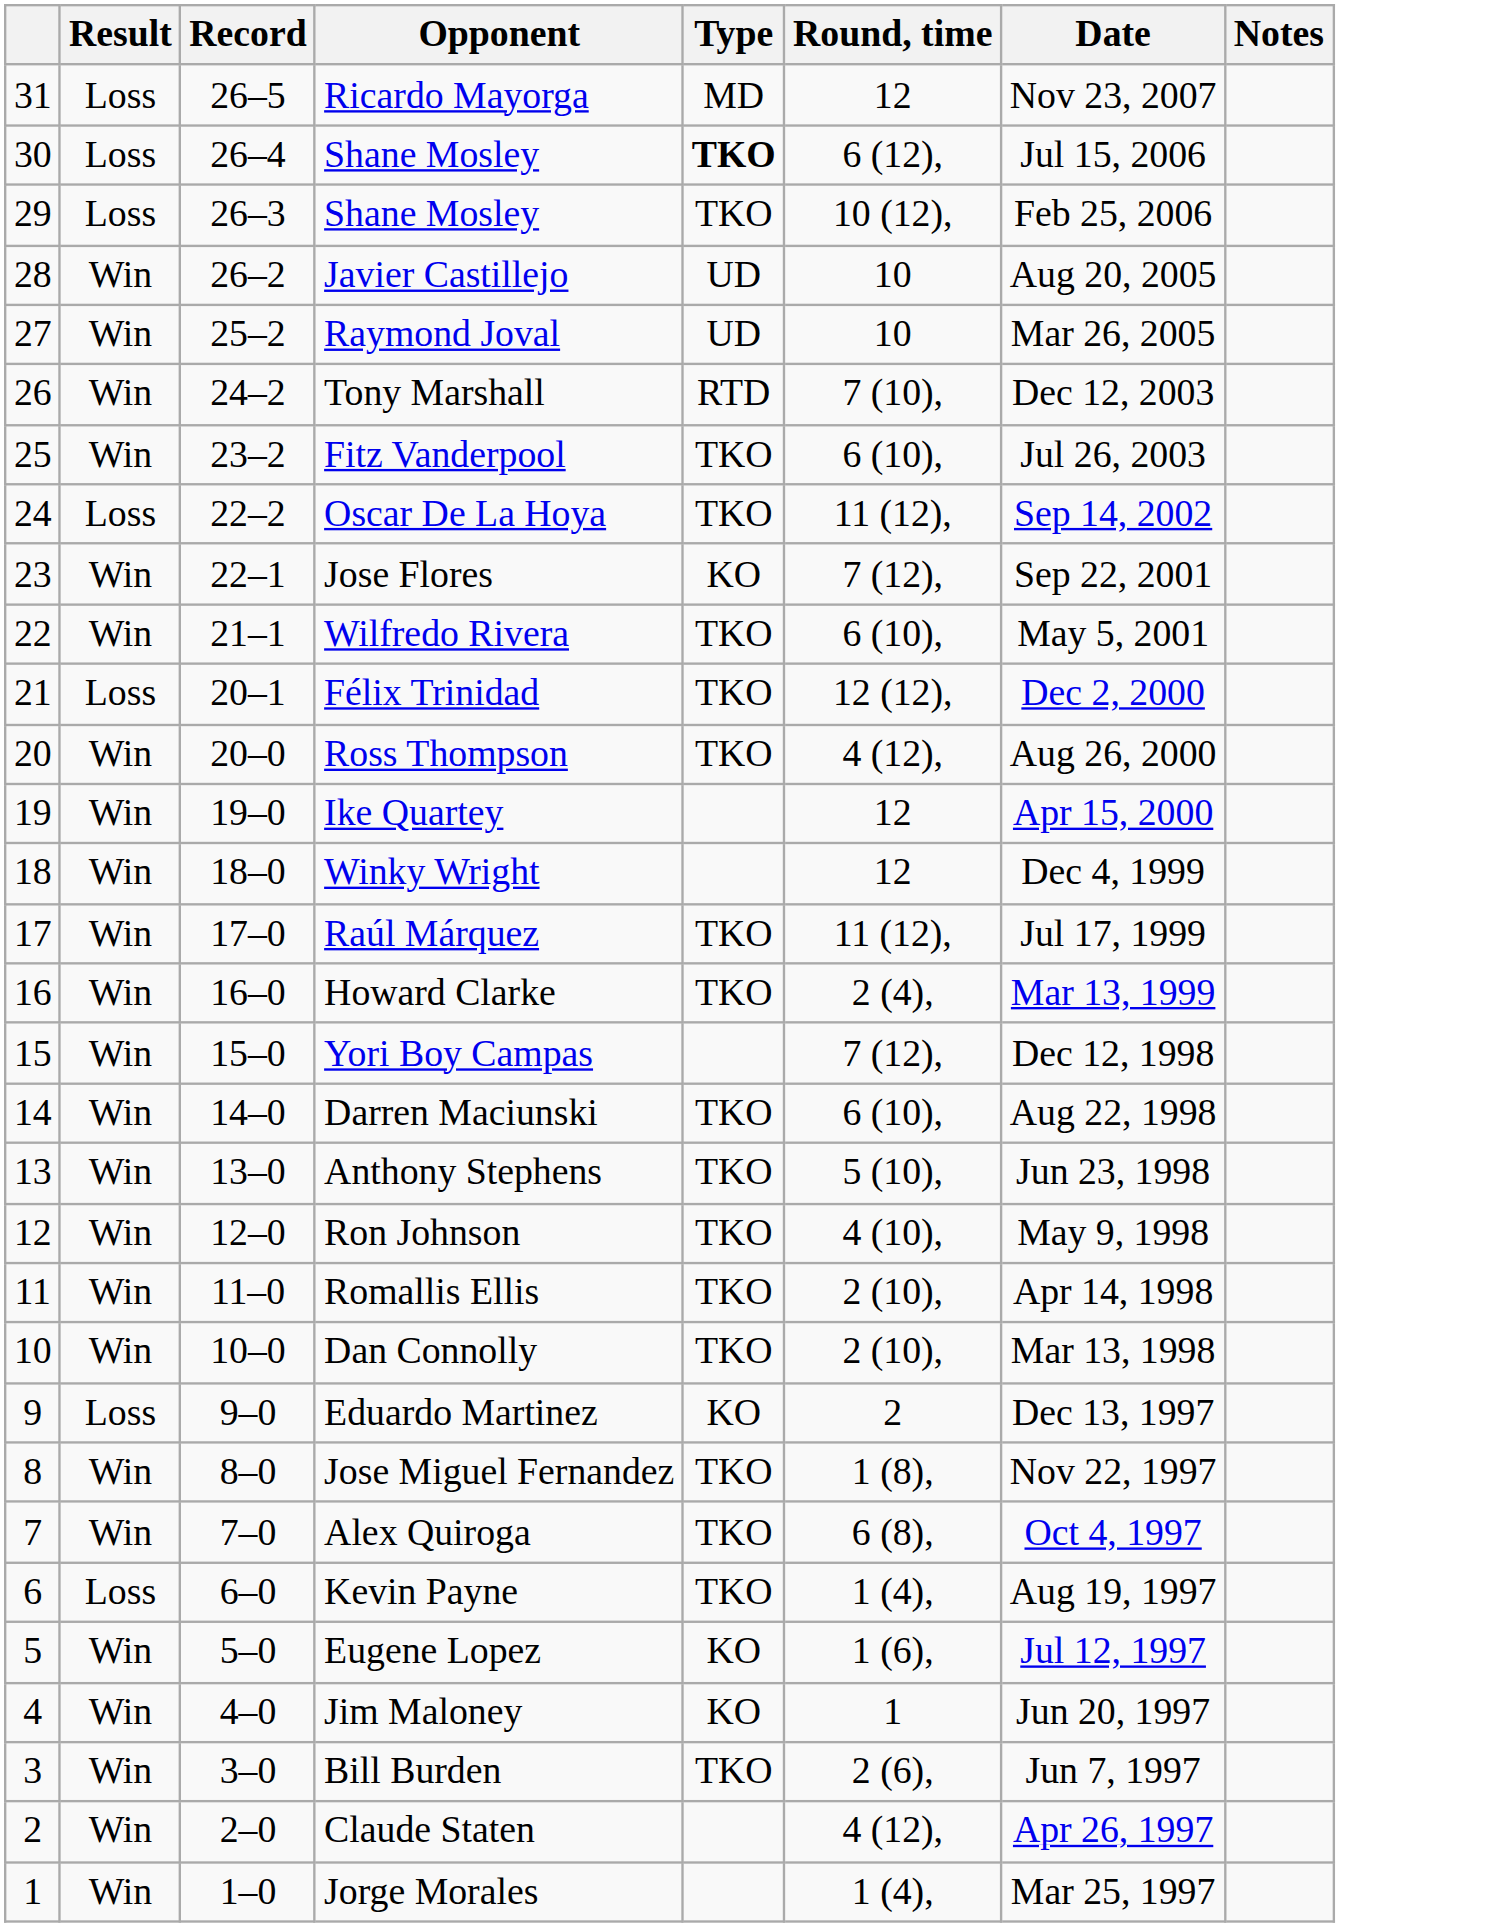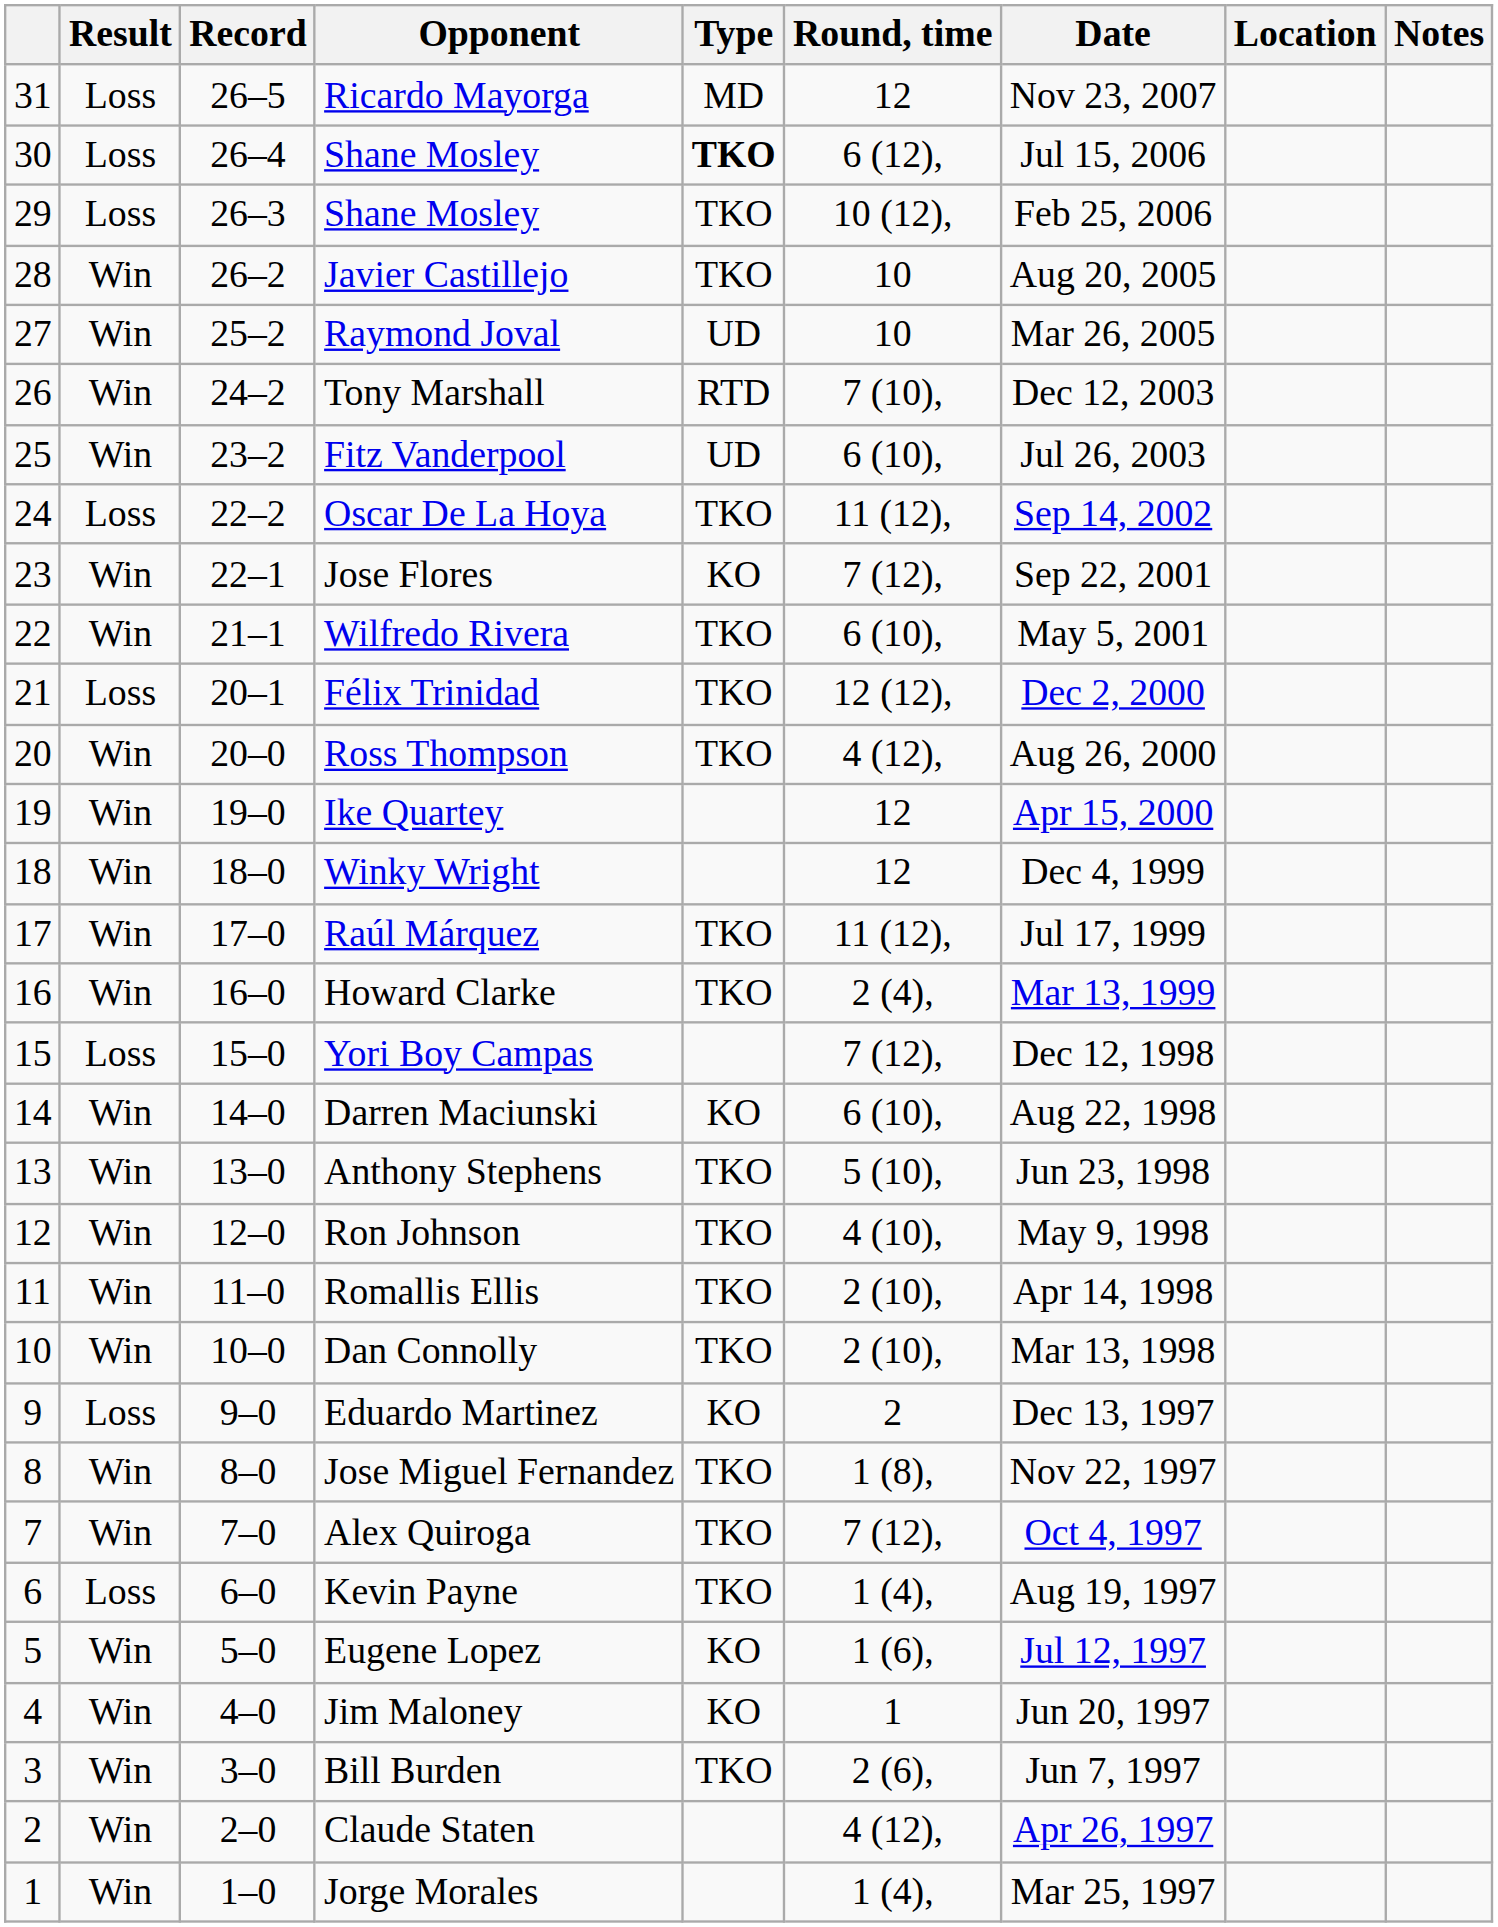+ column: (1305, 34)
(734, 273) UD -> (734, 273) TKO
(734, 453) TKO -> (734, 453) UD
(120, 1052) Win -> (120, 1052) Loss
(734, 1112) TKO -> (734, 1112) KO
(893, 1531) 6 (8), -> (893, 1531) 7 (12),
